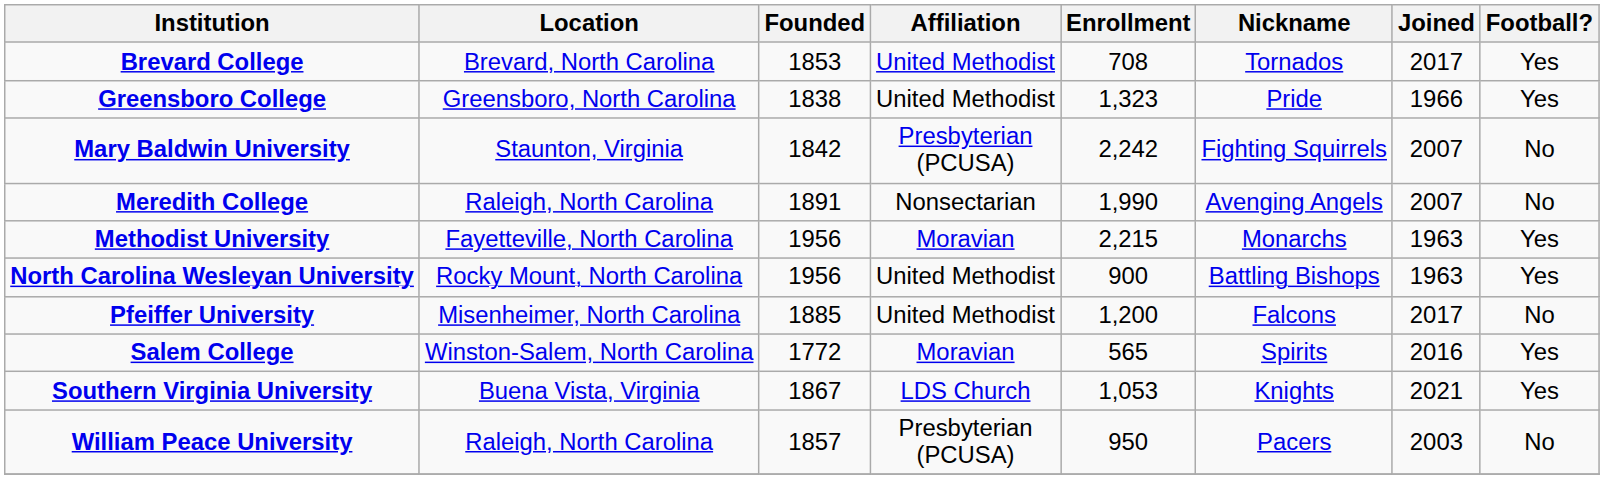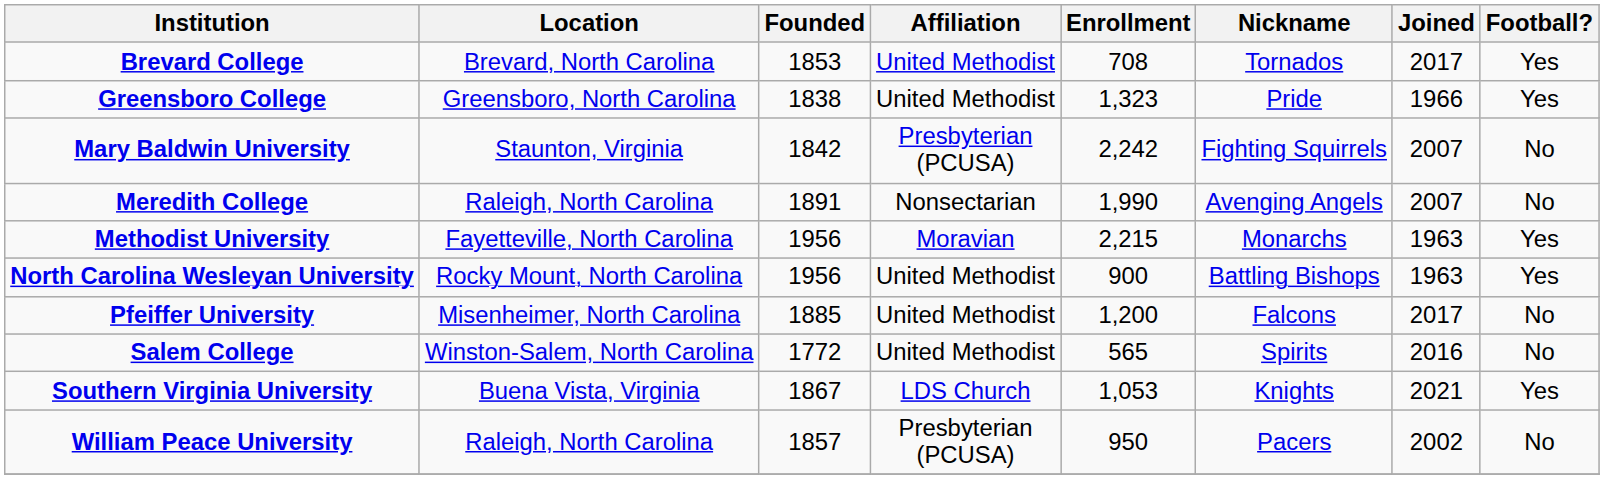(966, 352) Moravian -> (966, 352) United Methodist
(1539, 352) Yes -> (1539, 352) No
(1436, 441) 2003 -> (1436, 441) 2002
